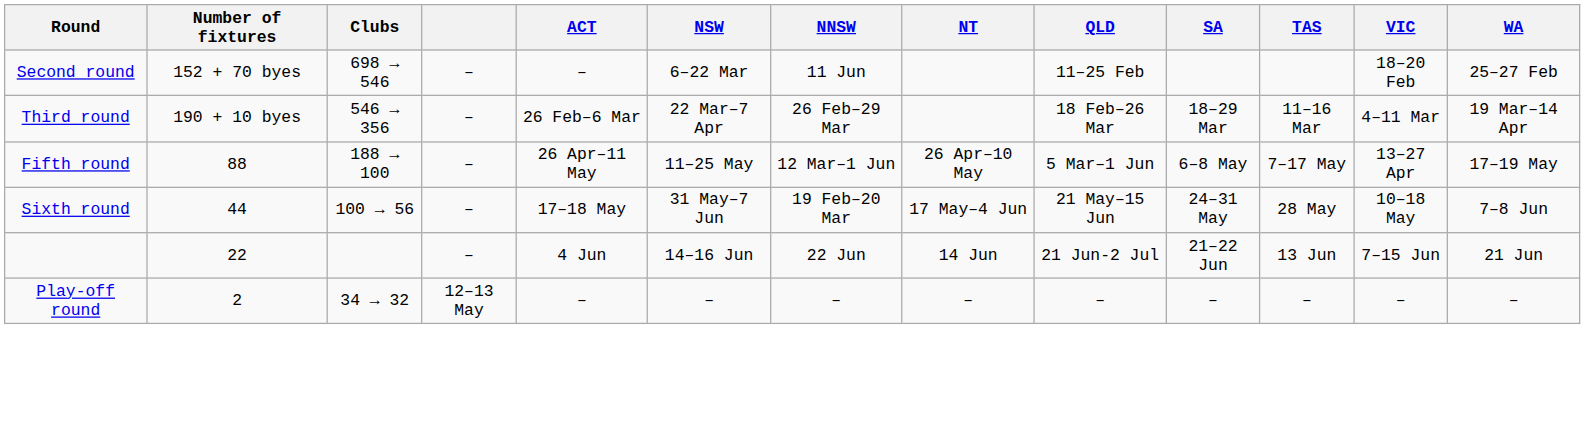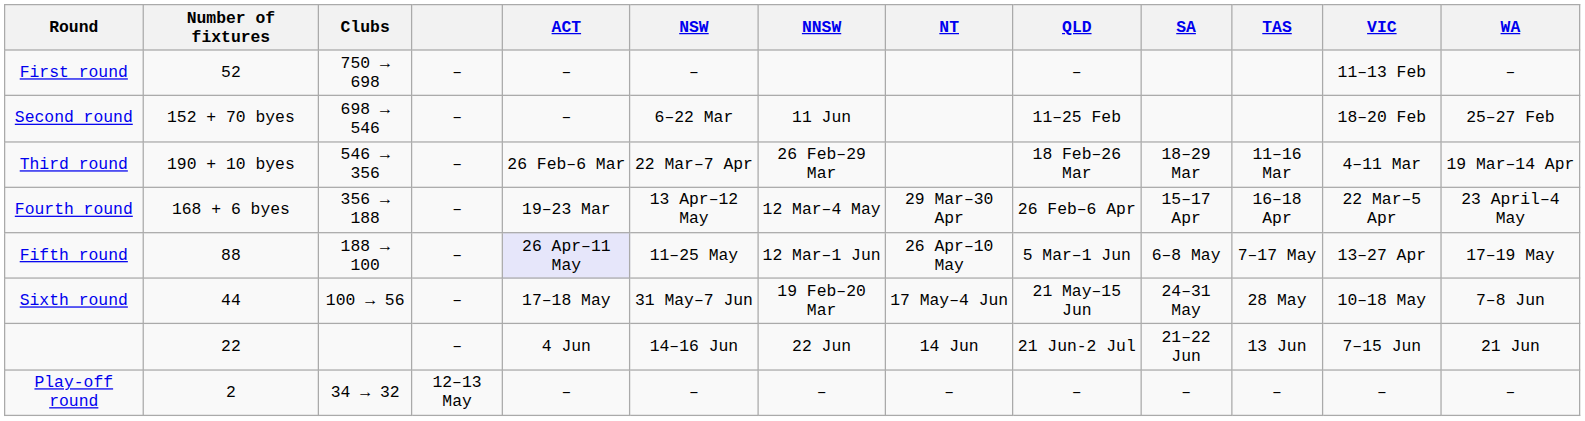+ row: (74, 73)
+ row: (74, 210)
(582, 164) no background -> (566, 255) lavender background
